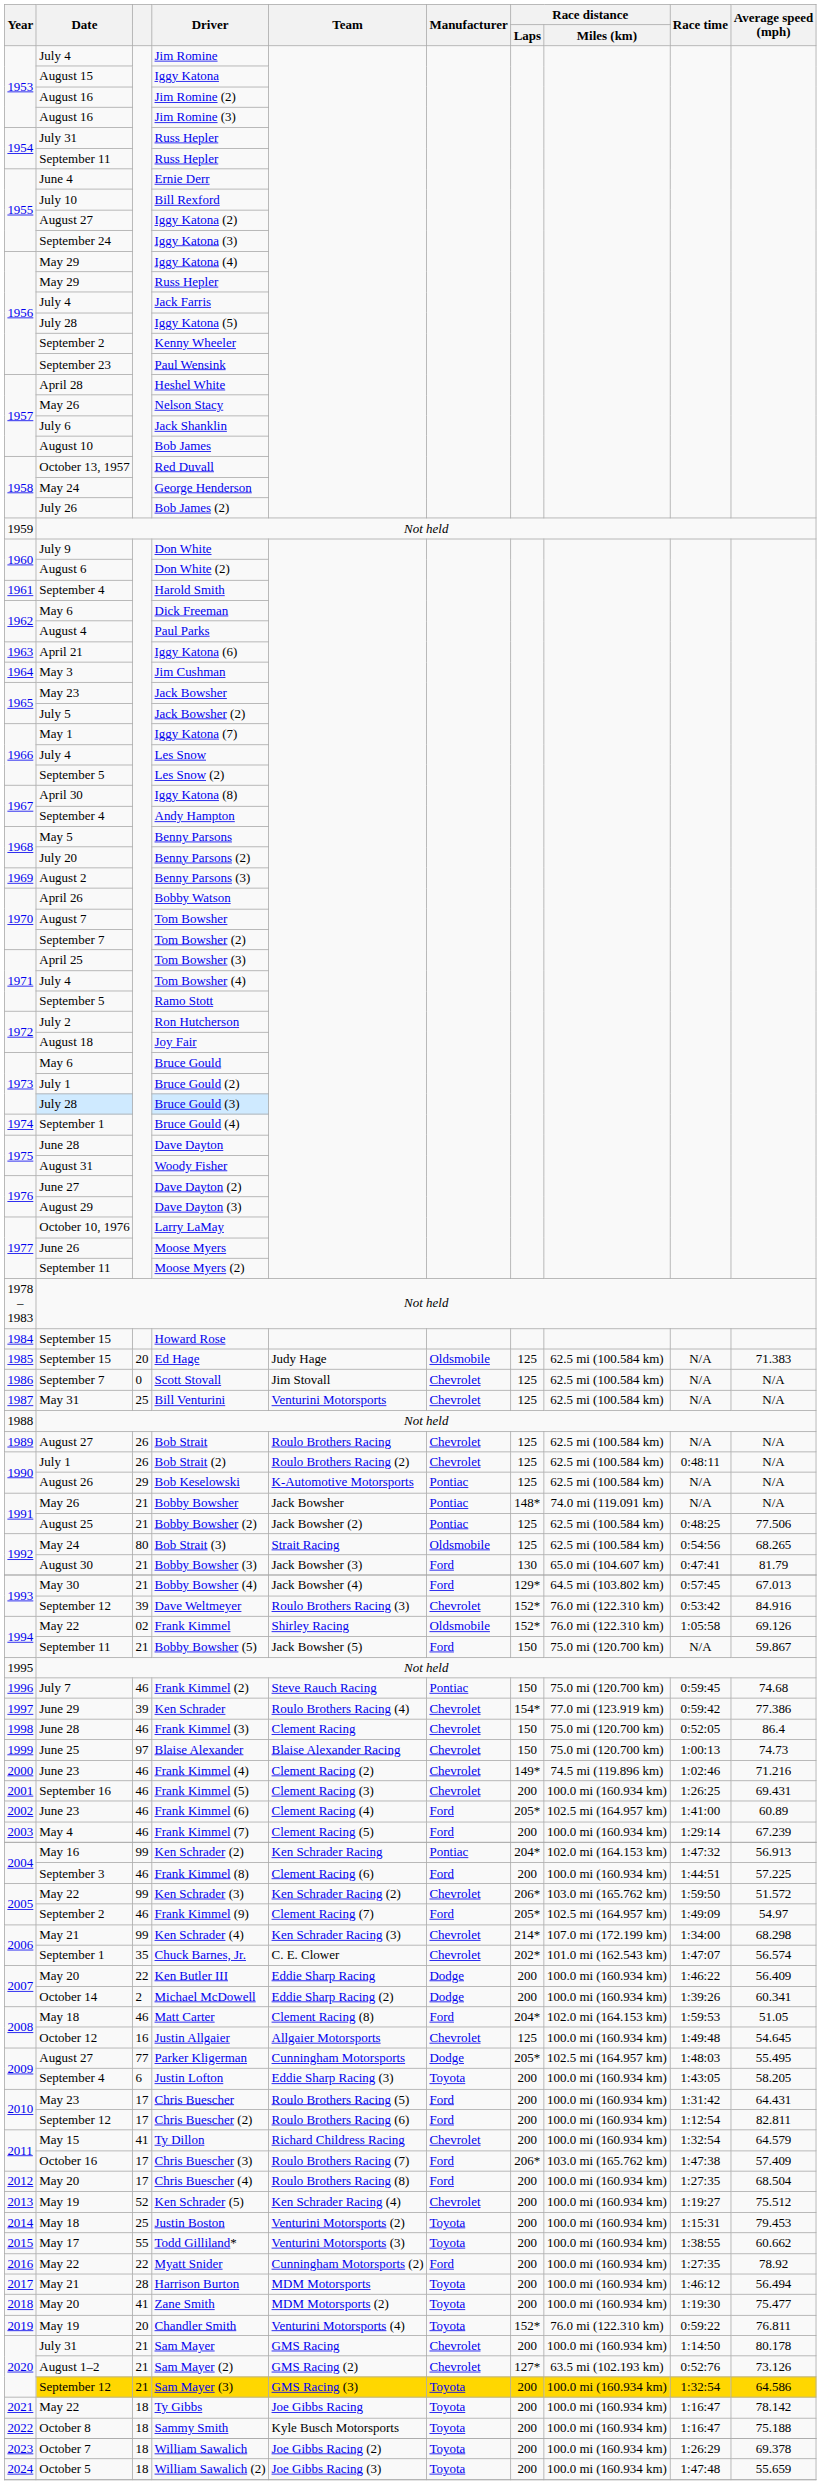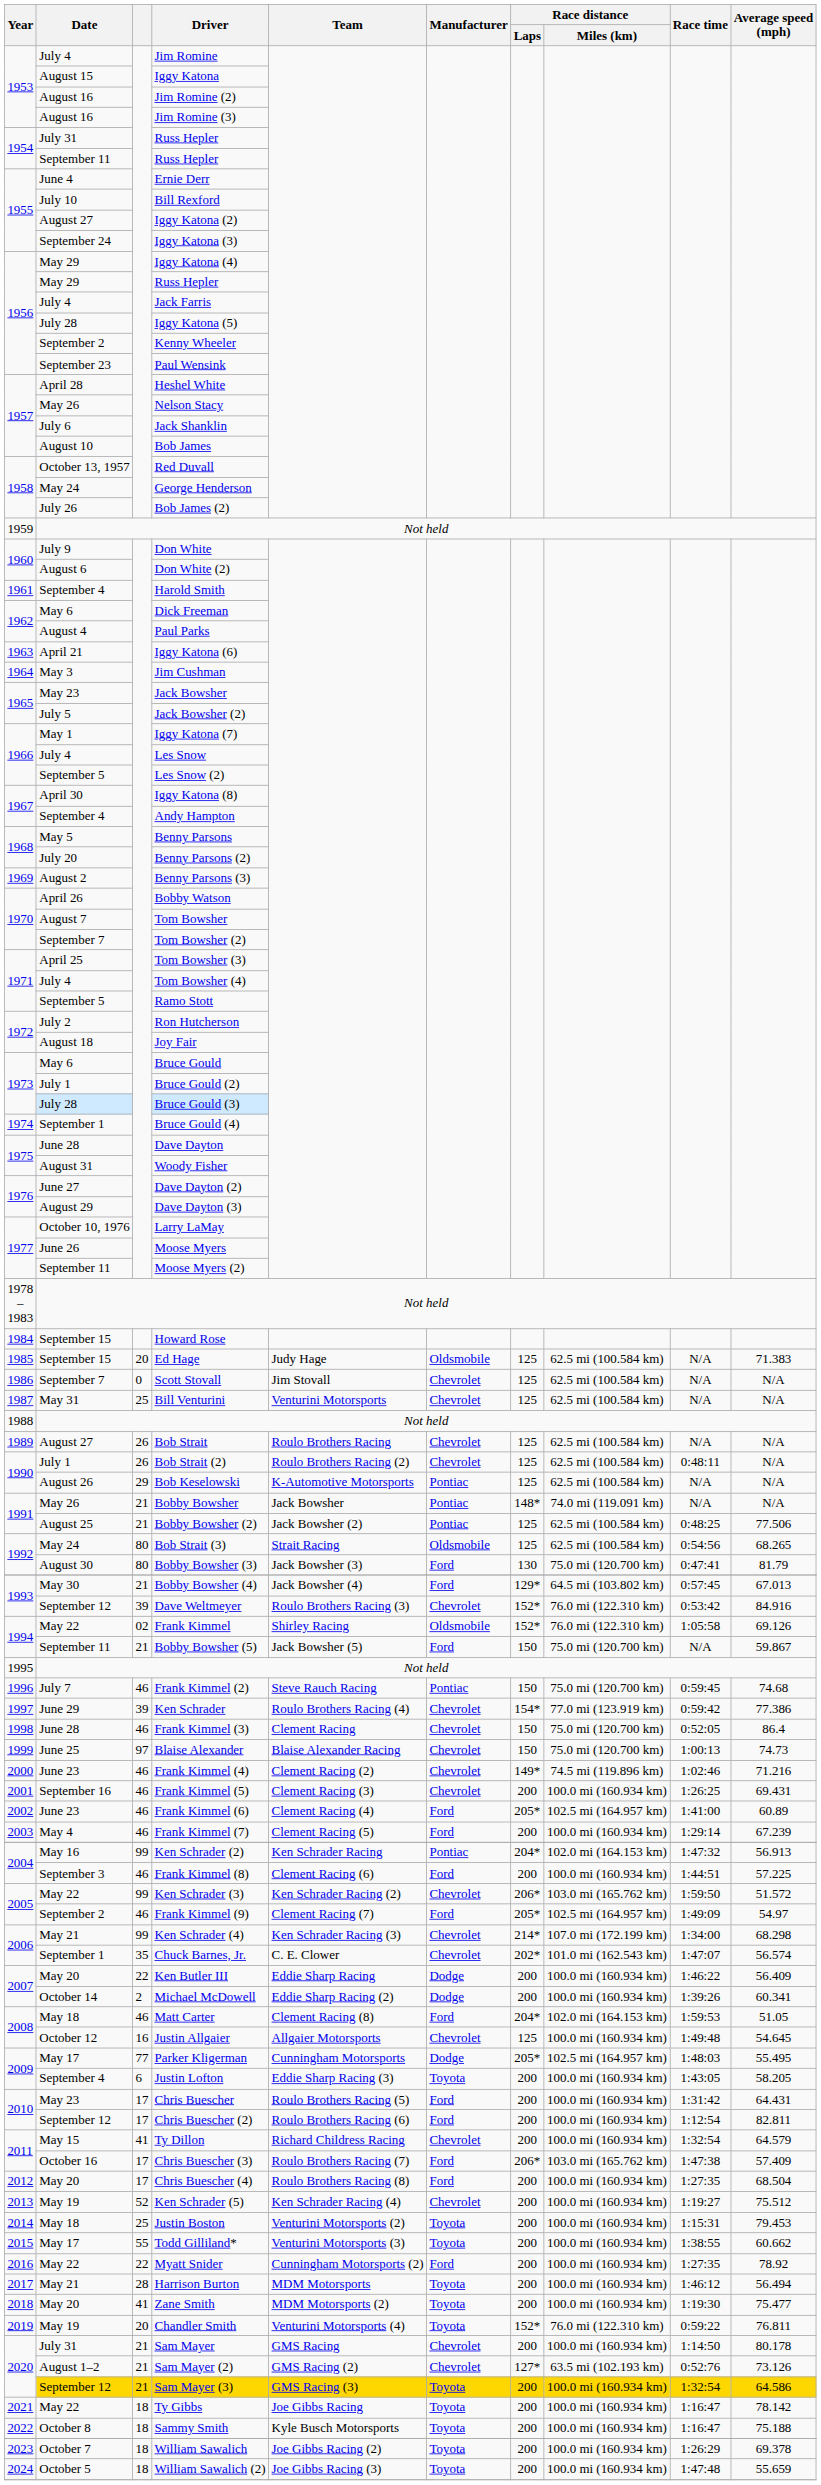(142, 1564) 21 -> (142, 1564) 80
(607, 1564) 65.0 mi (104.607 km) -> (607, 1564) 75.0 mi (120.700 km)
(66, 2058) August 27 -> (59, 2058) May 17
